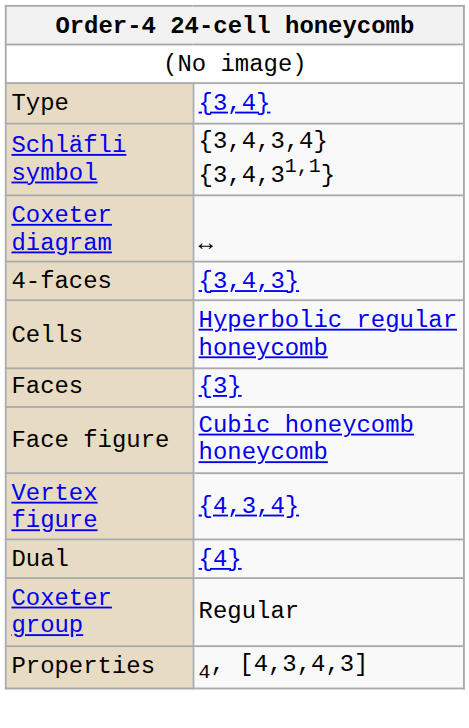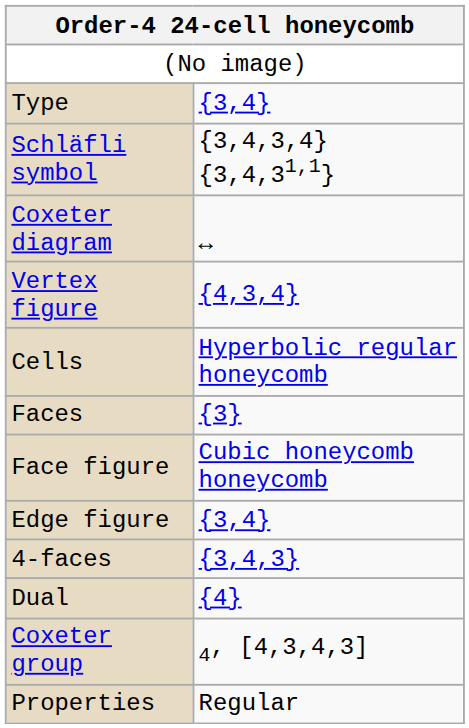rows swapped: (62, 282) <-> (55, 507)
+ row: (90, 520)
(249, 612) Regular -> (284, 651) 4, [4,3,4,3]
(284, 667) 4, [4,3,4,3] -> (249, 704) Regular
